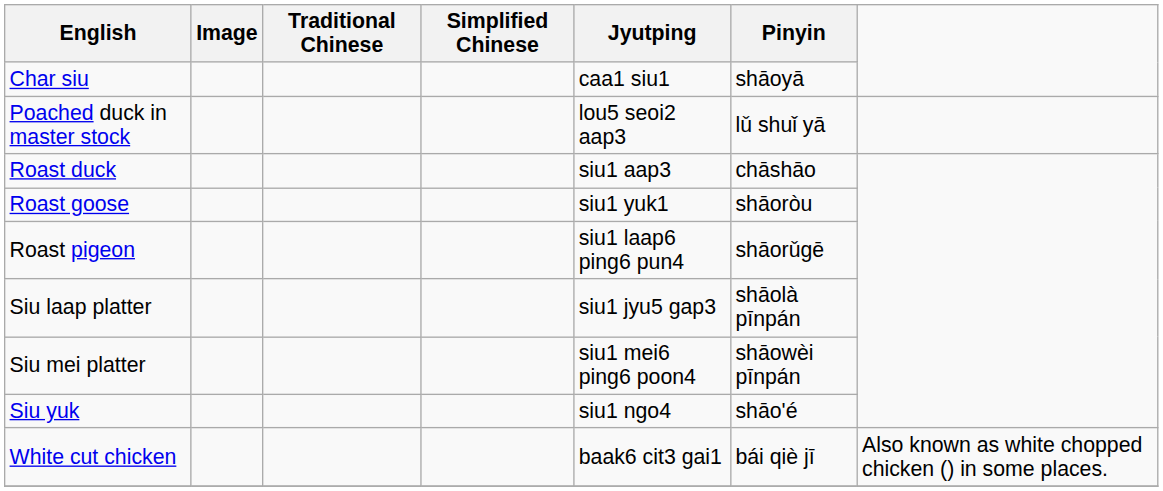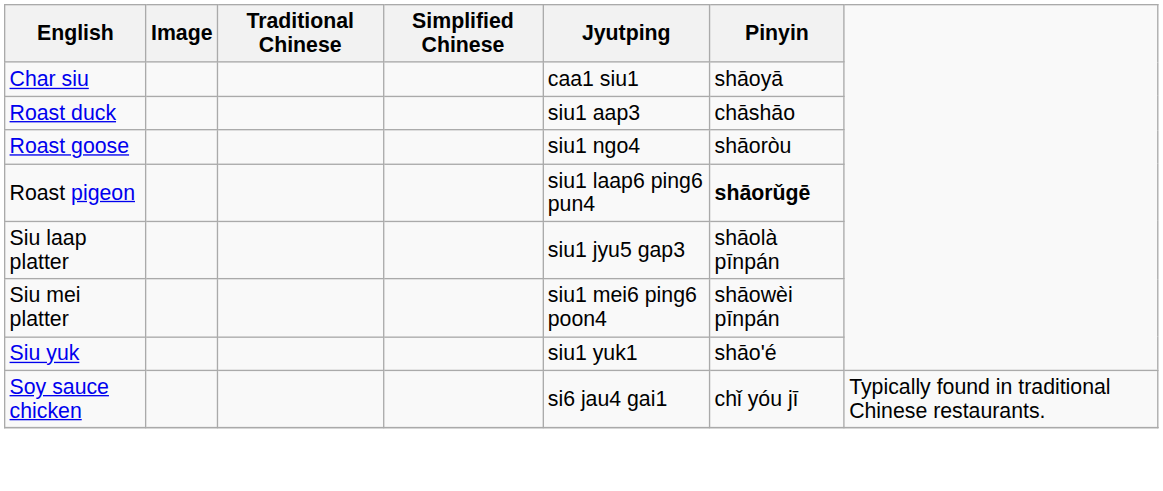- row: (88, 124)
(624, 204) siu1 yuk1 -> (594, 146) siu1 ngo4
(780, 249) normal -> (762, 192) bold
(625, 411) siu1 ngo4 -> (593, 353) siu1 yuk1
+ row: (59, 399)
- row: (93, 456)
